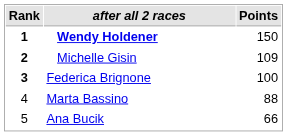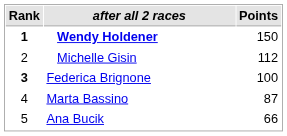(24, 57) bold -> (24, 57) normal
(267, 57) 109 -> (268, 57) 112
(271, 98) 88 -> (271, 98) 87
